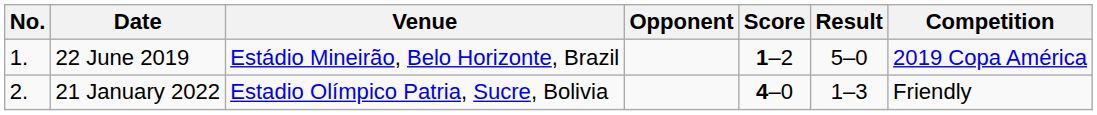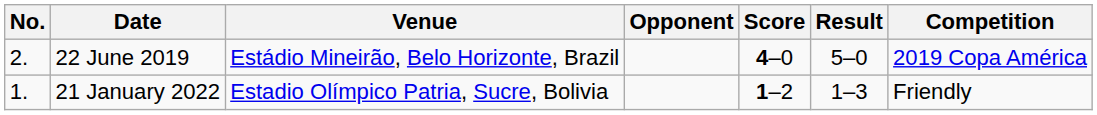(19, 57) 1. -> (19, 57) 2.
(775, 57) 1–2 -> (775, 57) 4–0
(19, 92) 2. -> (19, 92) 1.
(775, 92) 4–0 -> (775, 92) 1–2
